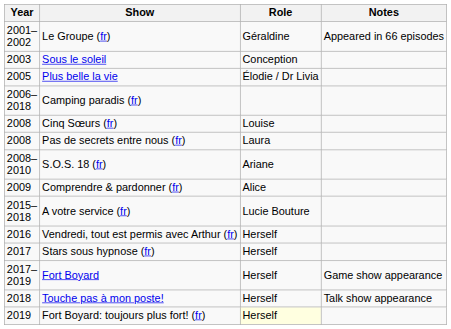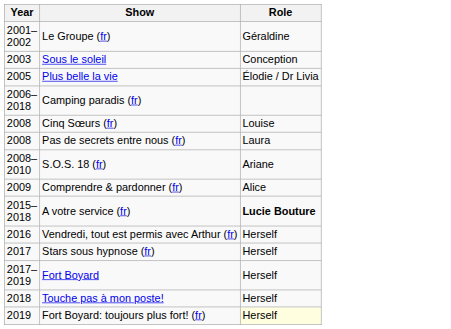- column: (384, 13)
(276, 211) normal -> (279, 211) bold
